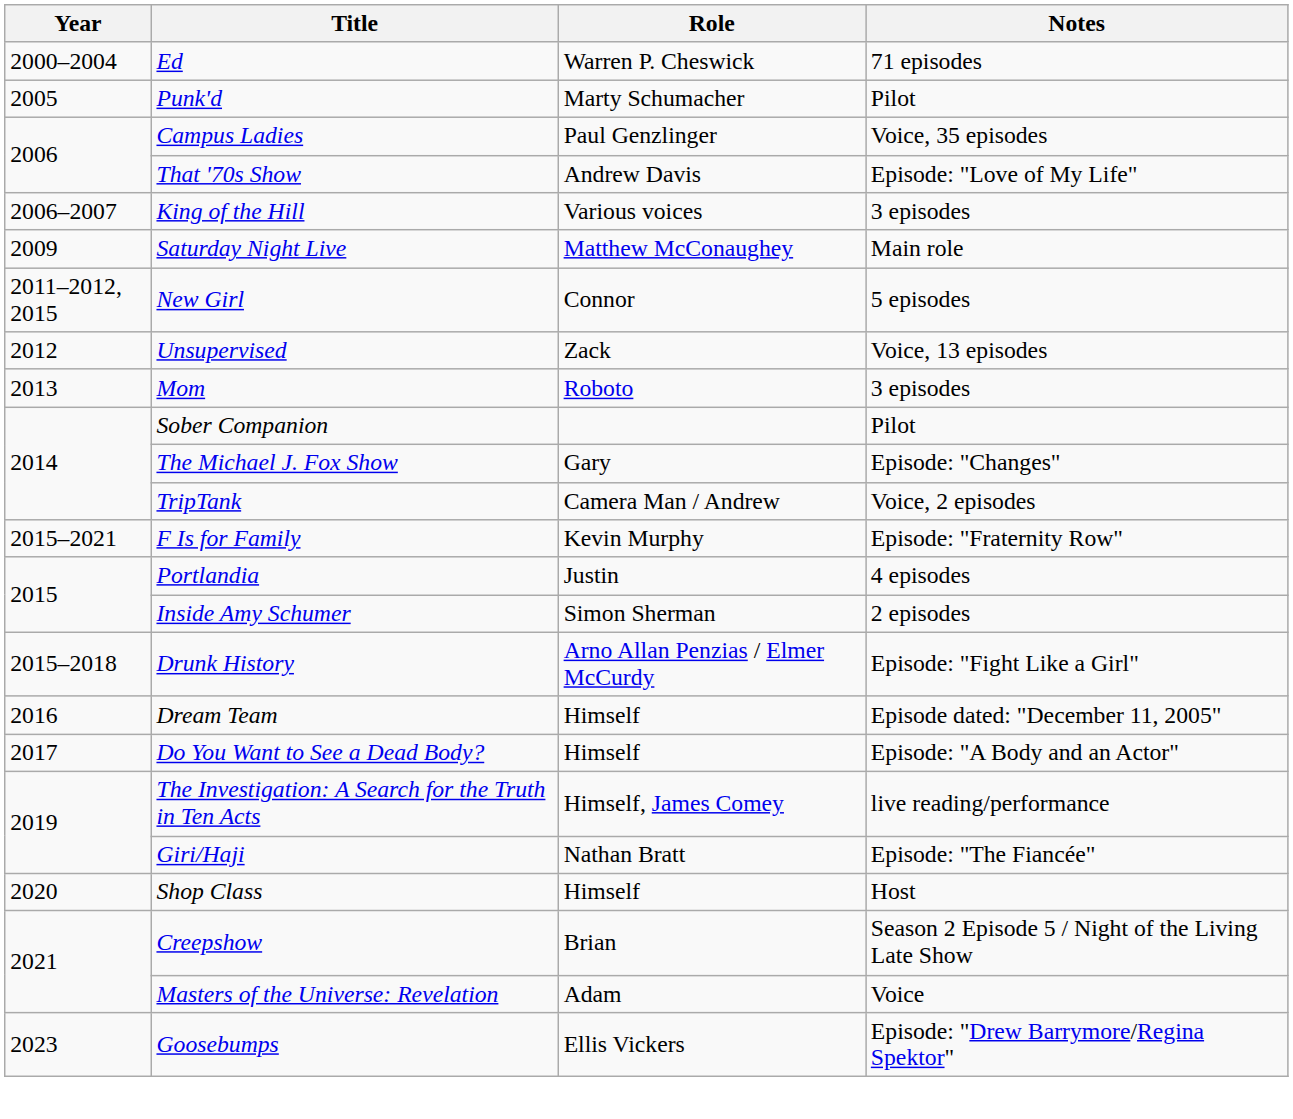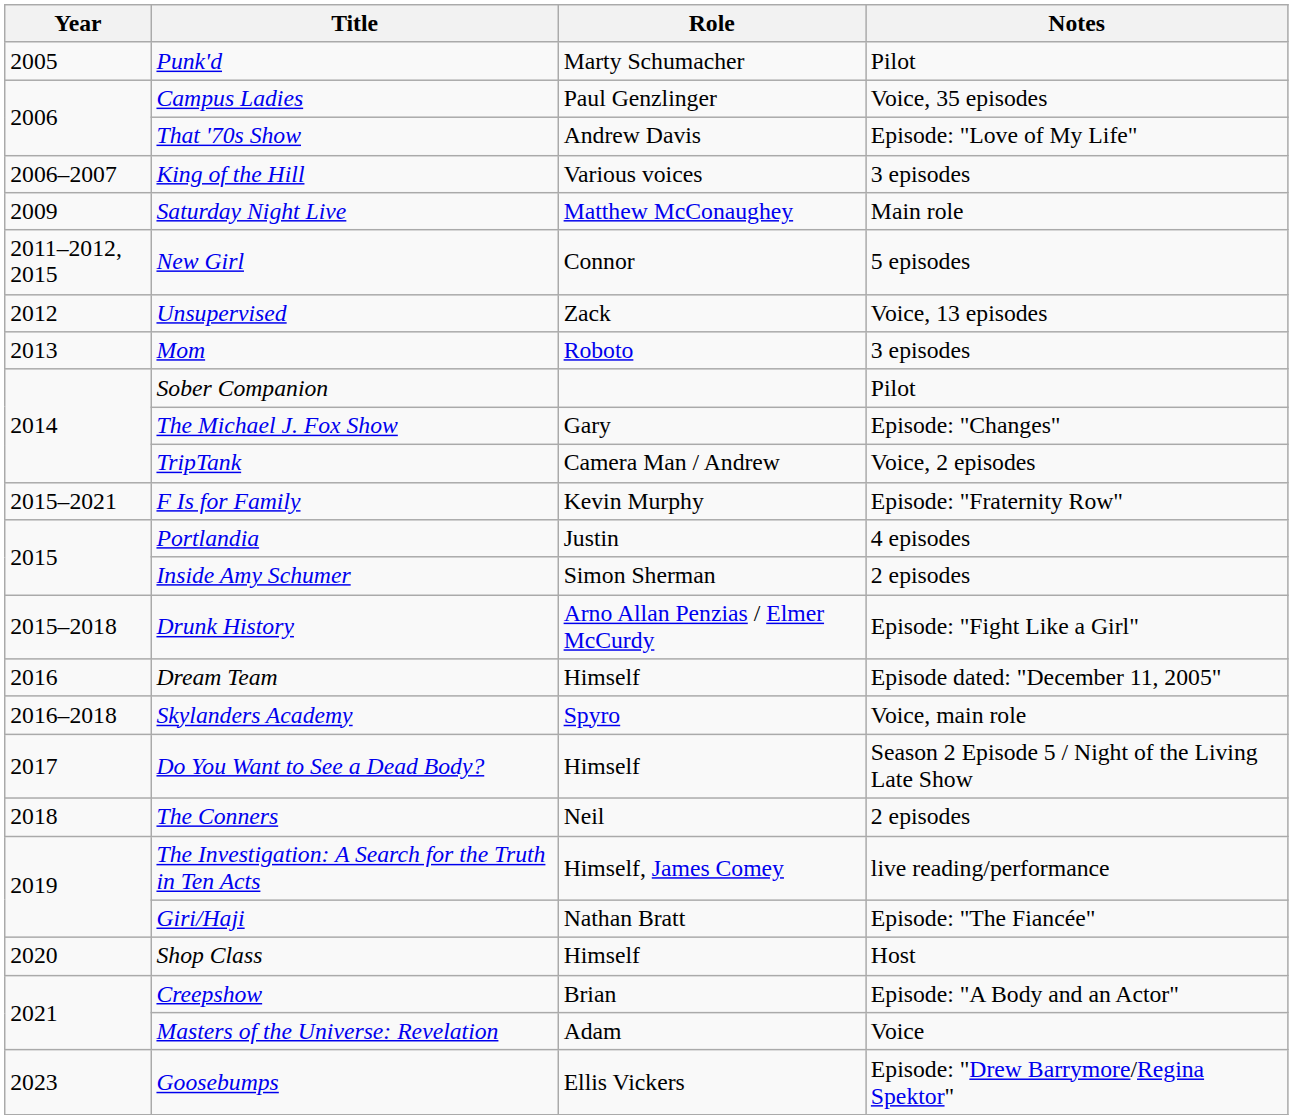- row: (170, 60)
+ row: (255, 714)
(1025, 752) Episode: "A Body and an Actor" -> (1064, 765) Season 2 Episode 5 / Night of the Living Late Show
+ row: (217, 816)
(1064, 942) Season 2 Episode 5 / Night of the Living Late Show -> (1025, 993) Episode: "A Body and an Actor"
